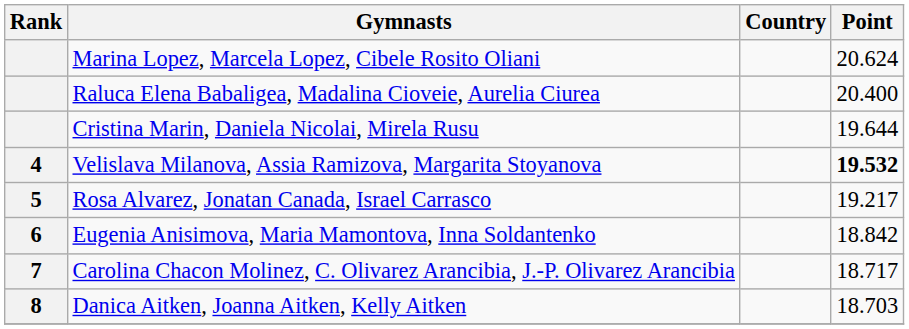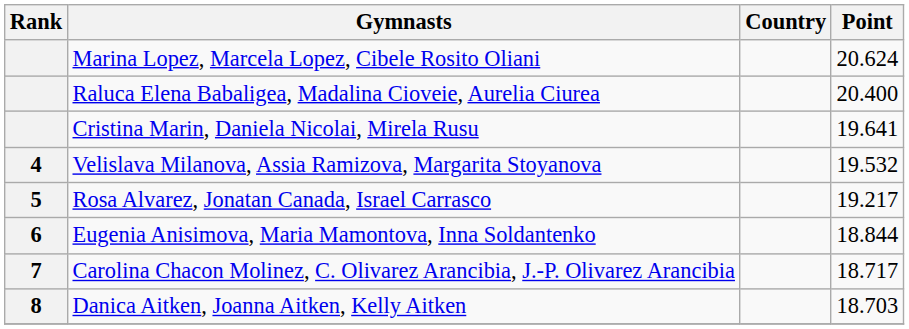(867, 128) 19.644 -> (867, 128) 19.641
(867, 164) bold -> (867, 164) normal
(867, 235) 18.842 -> (867, 235) 18.844
